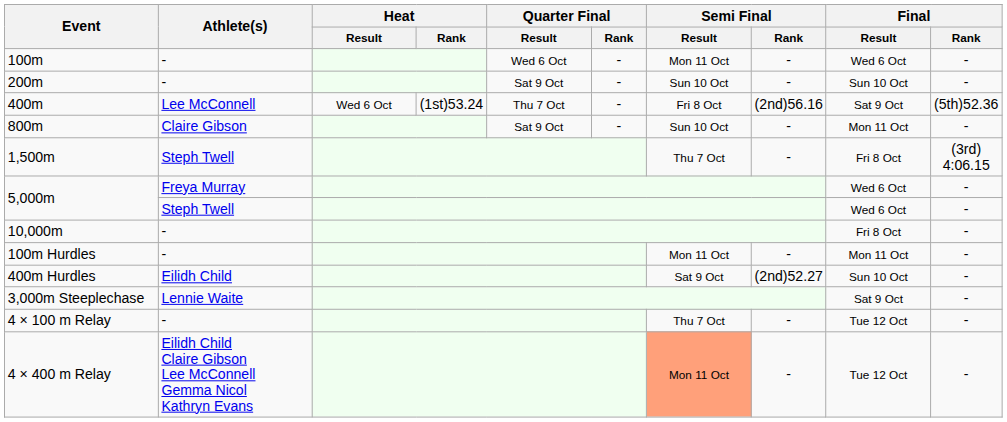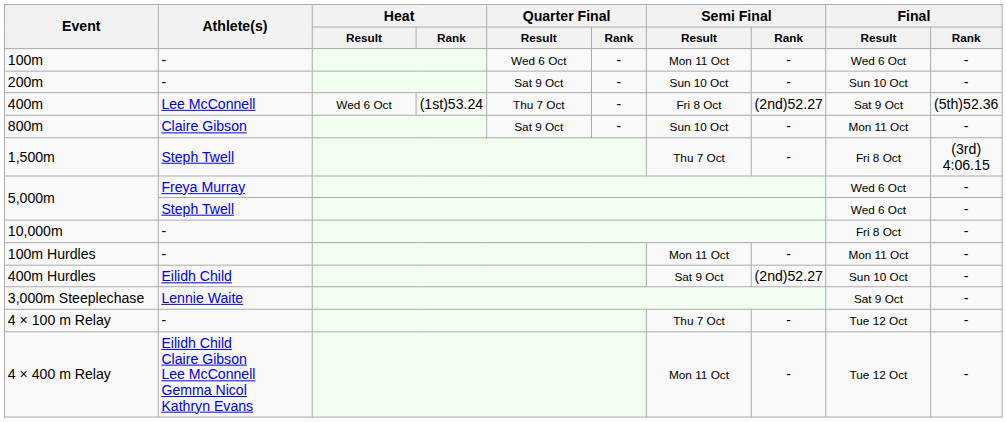(789, 105) (2nd)56.16 -> (789, 105) (2nd)52.27
(699, 376) lightsalmon background -> (699, 376) no background
